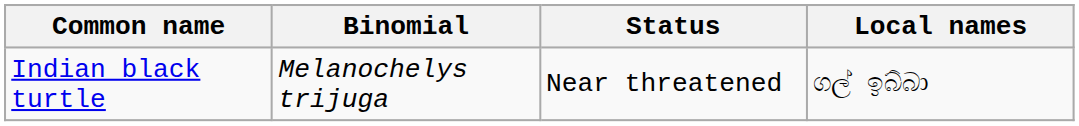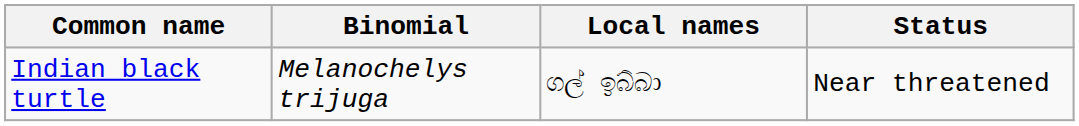columns swapped: (941, 26) <-> (673, 26)
